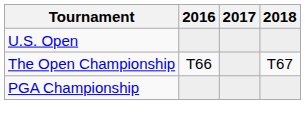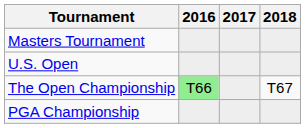+ row: (76, 40)
(199, 64) no background -> (199, 88) lightgreen background
